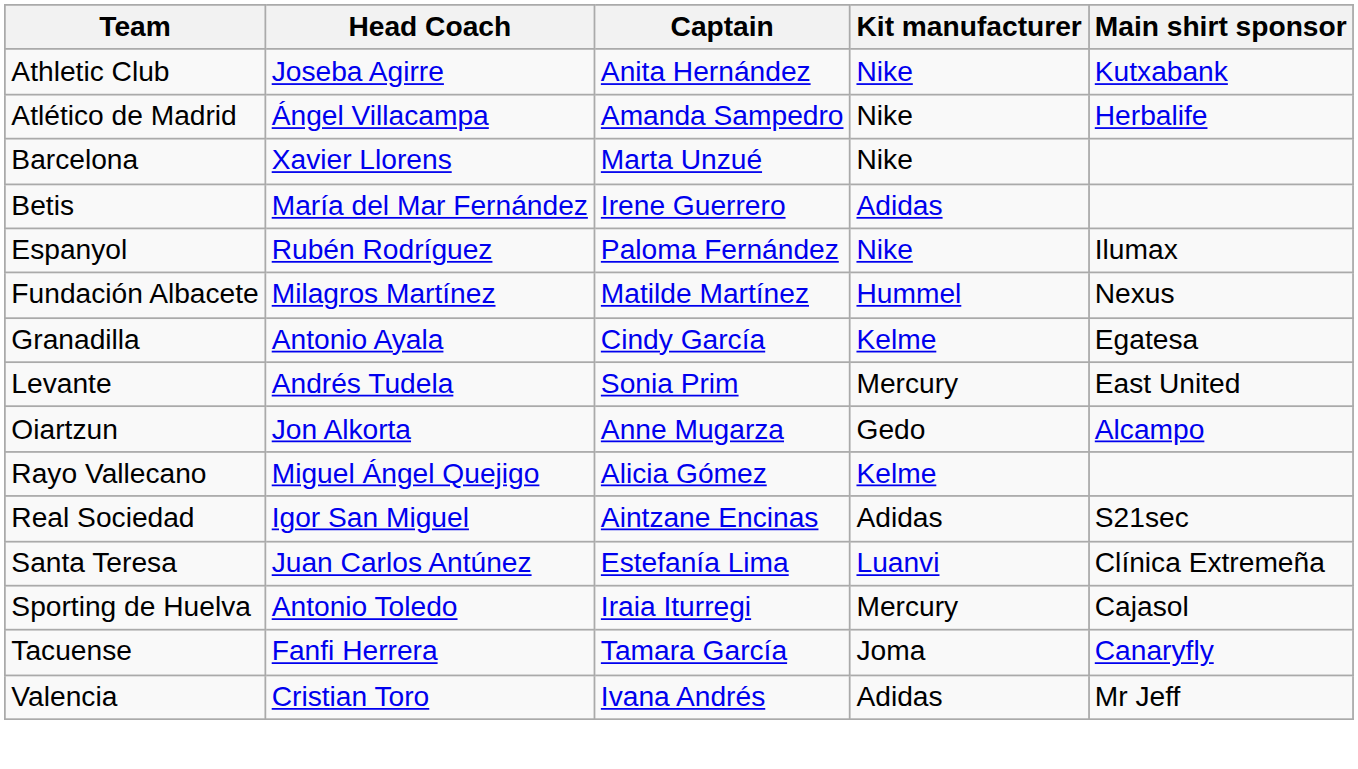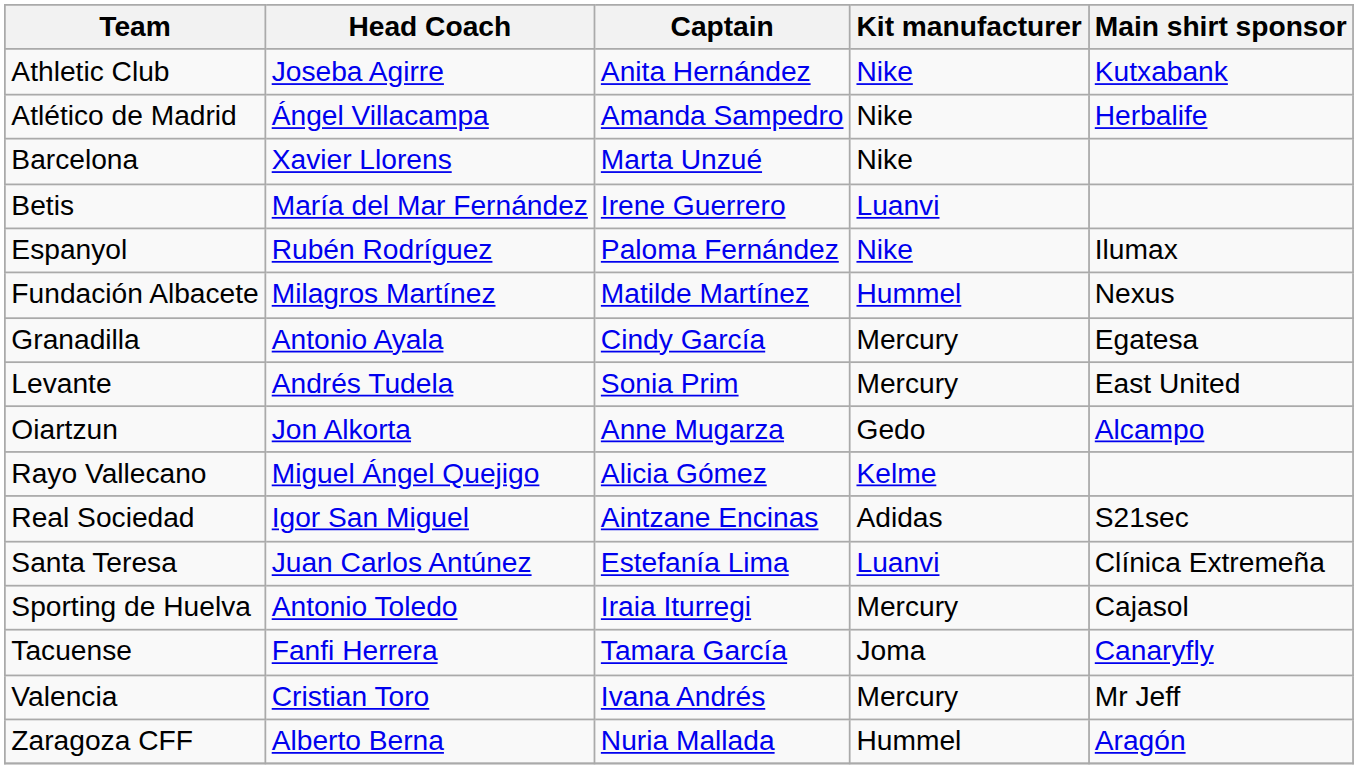(900, 205) Adidas -> (898, 205) Luanvi
(896, 339) Kelme -> (907, 339) Mercury
(900, 696) Adidas -> (907, 696) Mercury
+ row: (102, 741)
